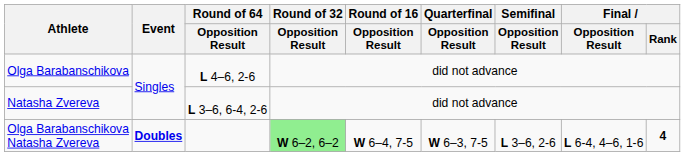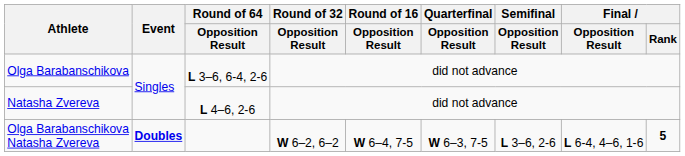(228, 78) L 4–6, 2-6 -> (228, 78) L 3–6, 6-4, 2-6
(228, 110) L 3–6, 6-4, 2-6 -> (228, 110) L 4–6, 2-6
(308, 143) lightgreen background -> (308, 143) no background
(663, 136) 4 -> (663, 136) 5
